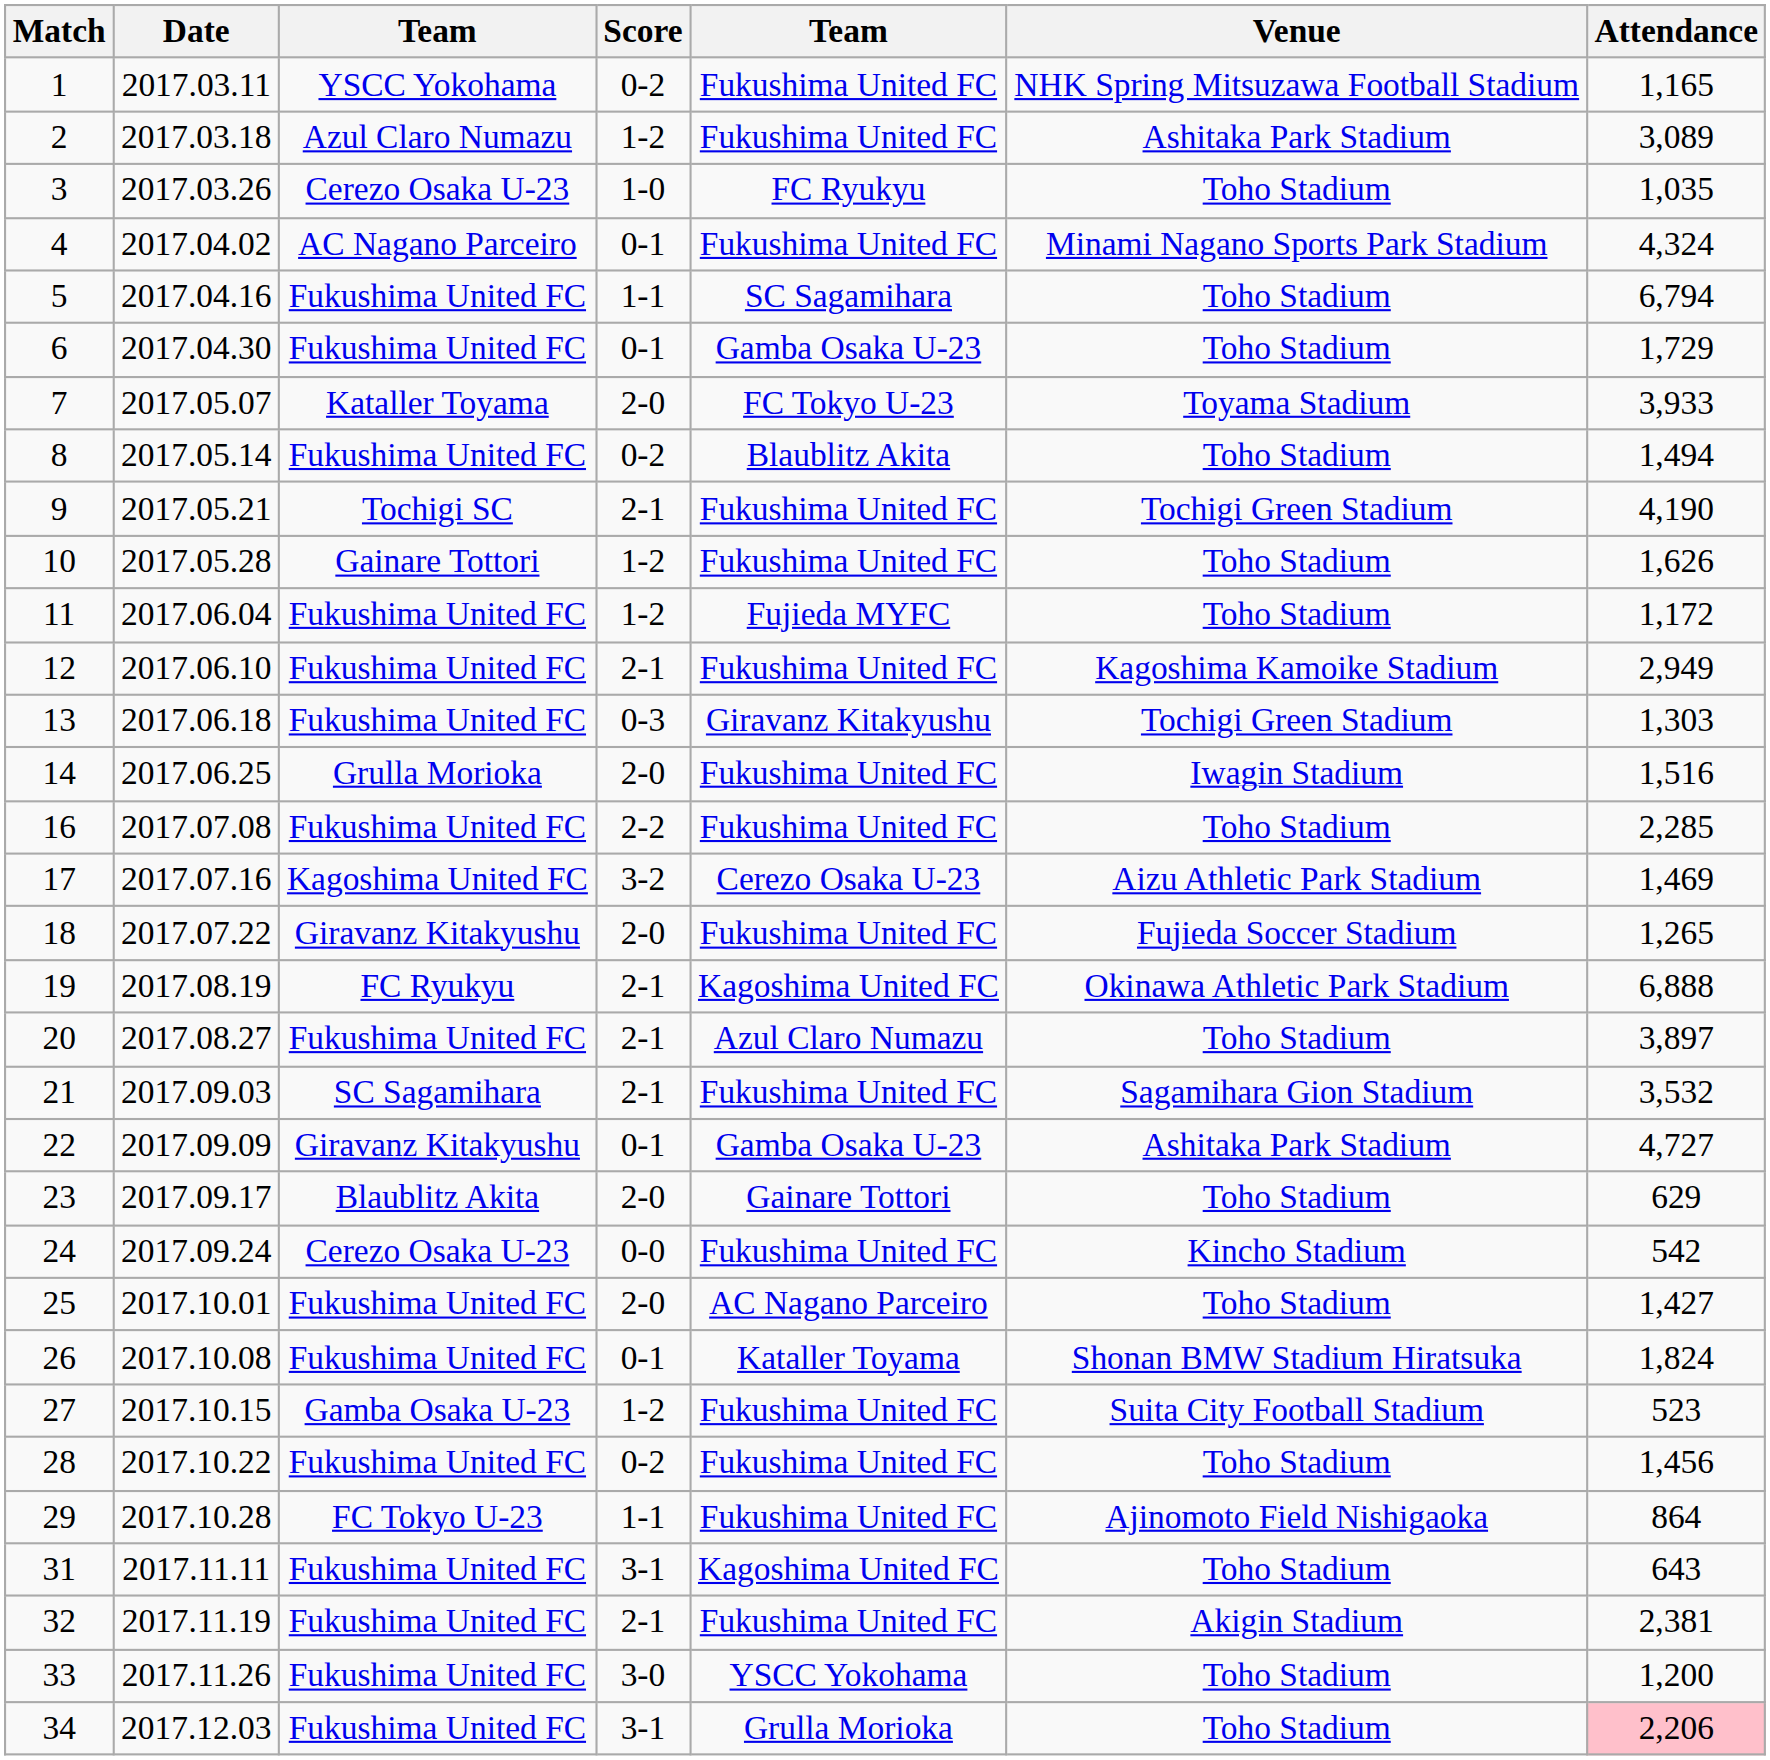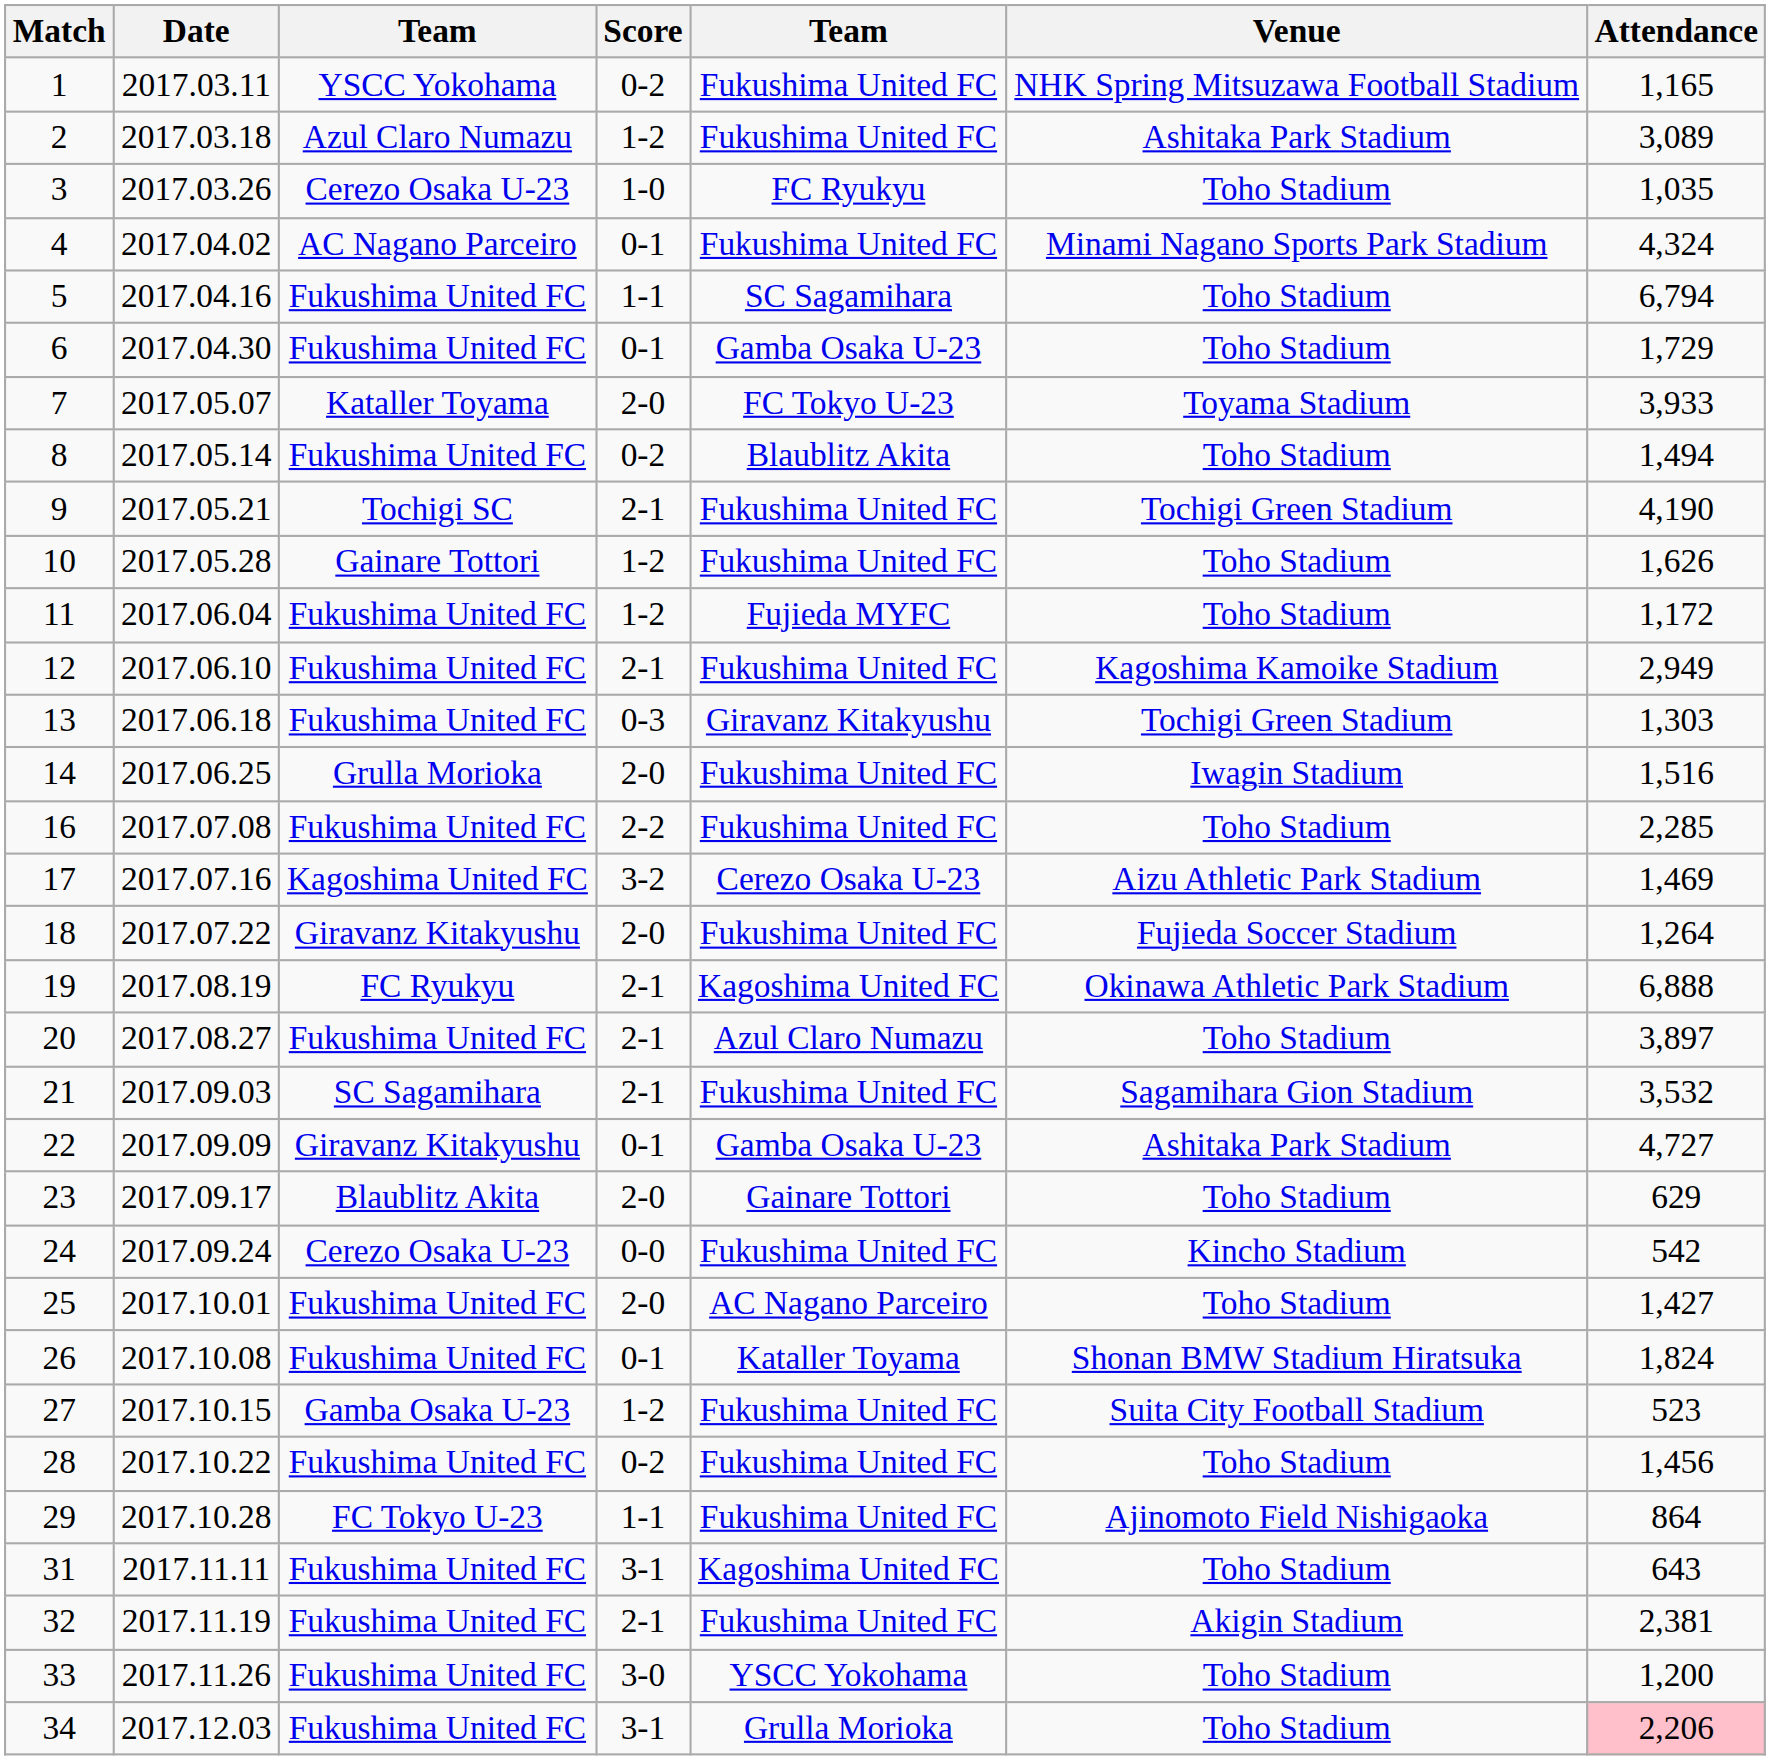(1676, 932) 1,265 -> (1676, 932) 1,264
